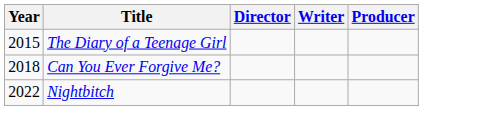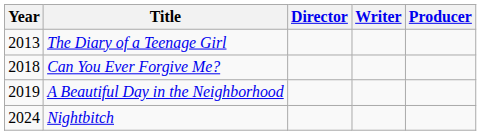(24, 42) 2015 -> (24, 42) 2013
+ row: (165, 92)
(24, 92) 2022 -> (24, 117) 2024
